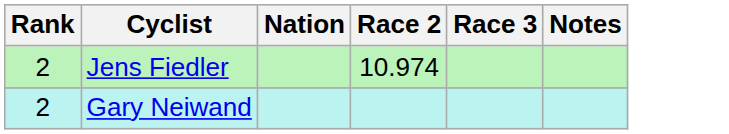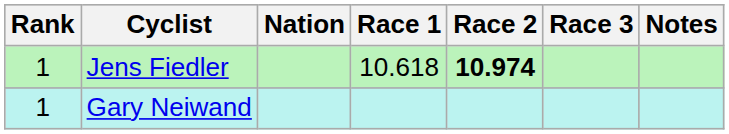+ column: (399, 25)
(43, 66) 2 -> (43, 66) 1
(399, 66) normal -> (495, 66) bold
(43, 107) 2 -> (43, 107) 1
